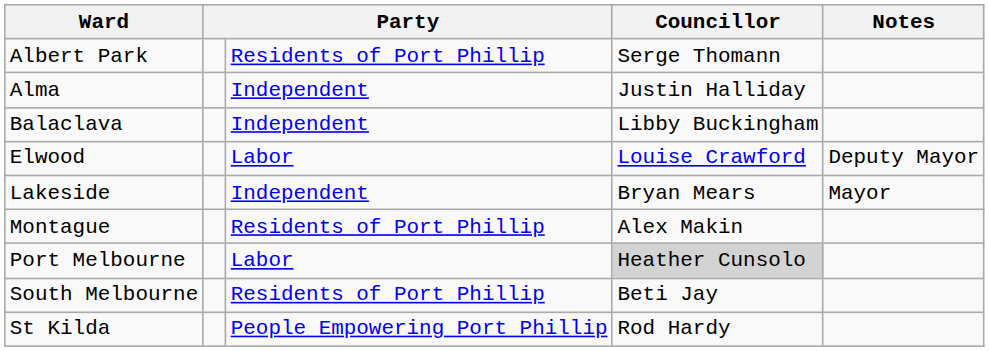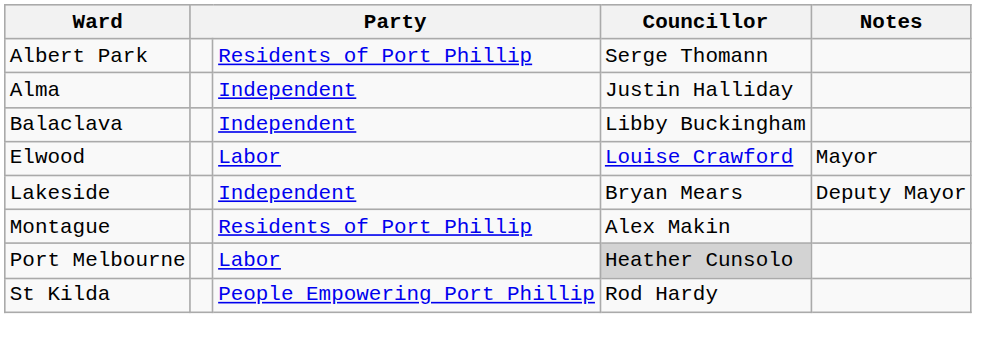(904, 158) Deputy Mayor -> (847, 158) Mayor
(860, 192) Mayor -> (891, 192) Deputy Mayor
- row: (104, 295)
